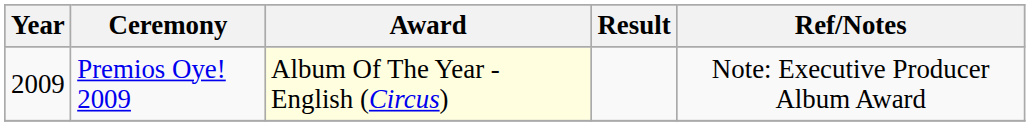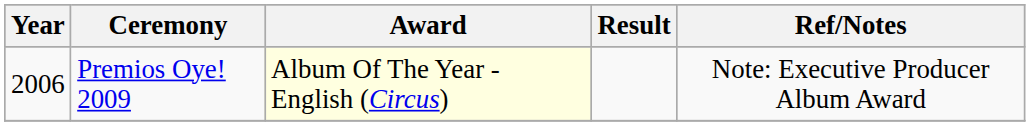(38, 83) 2009 -> (38, 83) 2006
